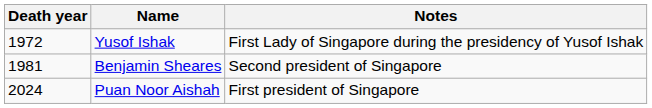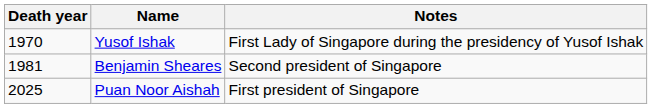(25, 41) 1972 -> (25, 41) 1970
(25, 90) 2024 -> (25, 90) 2025
